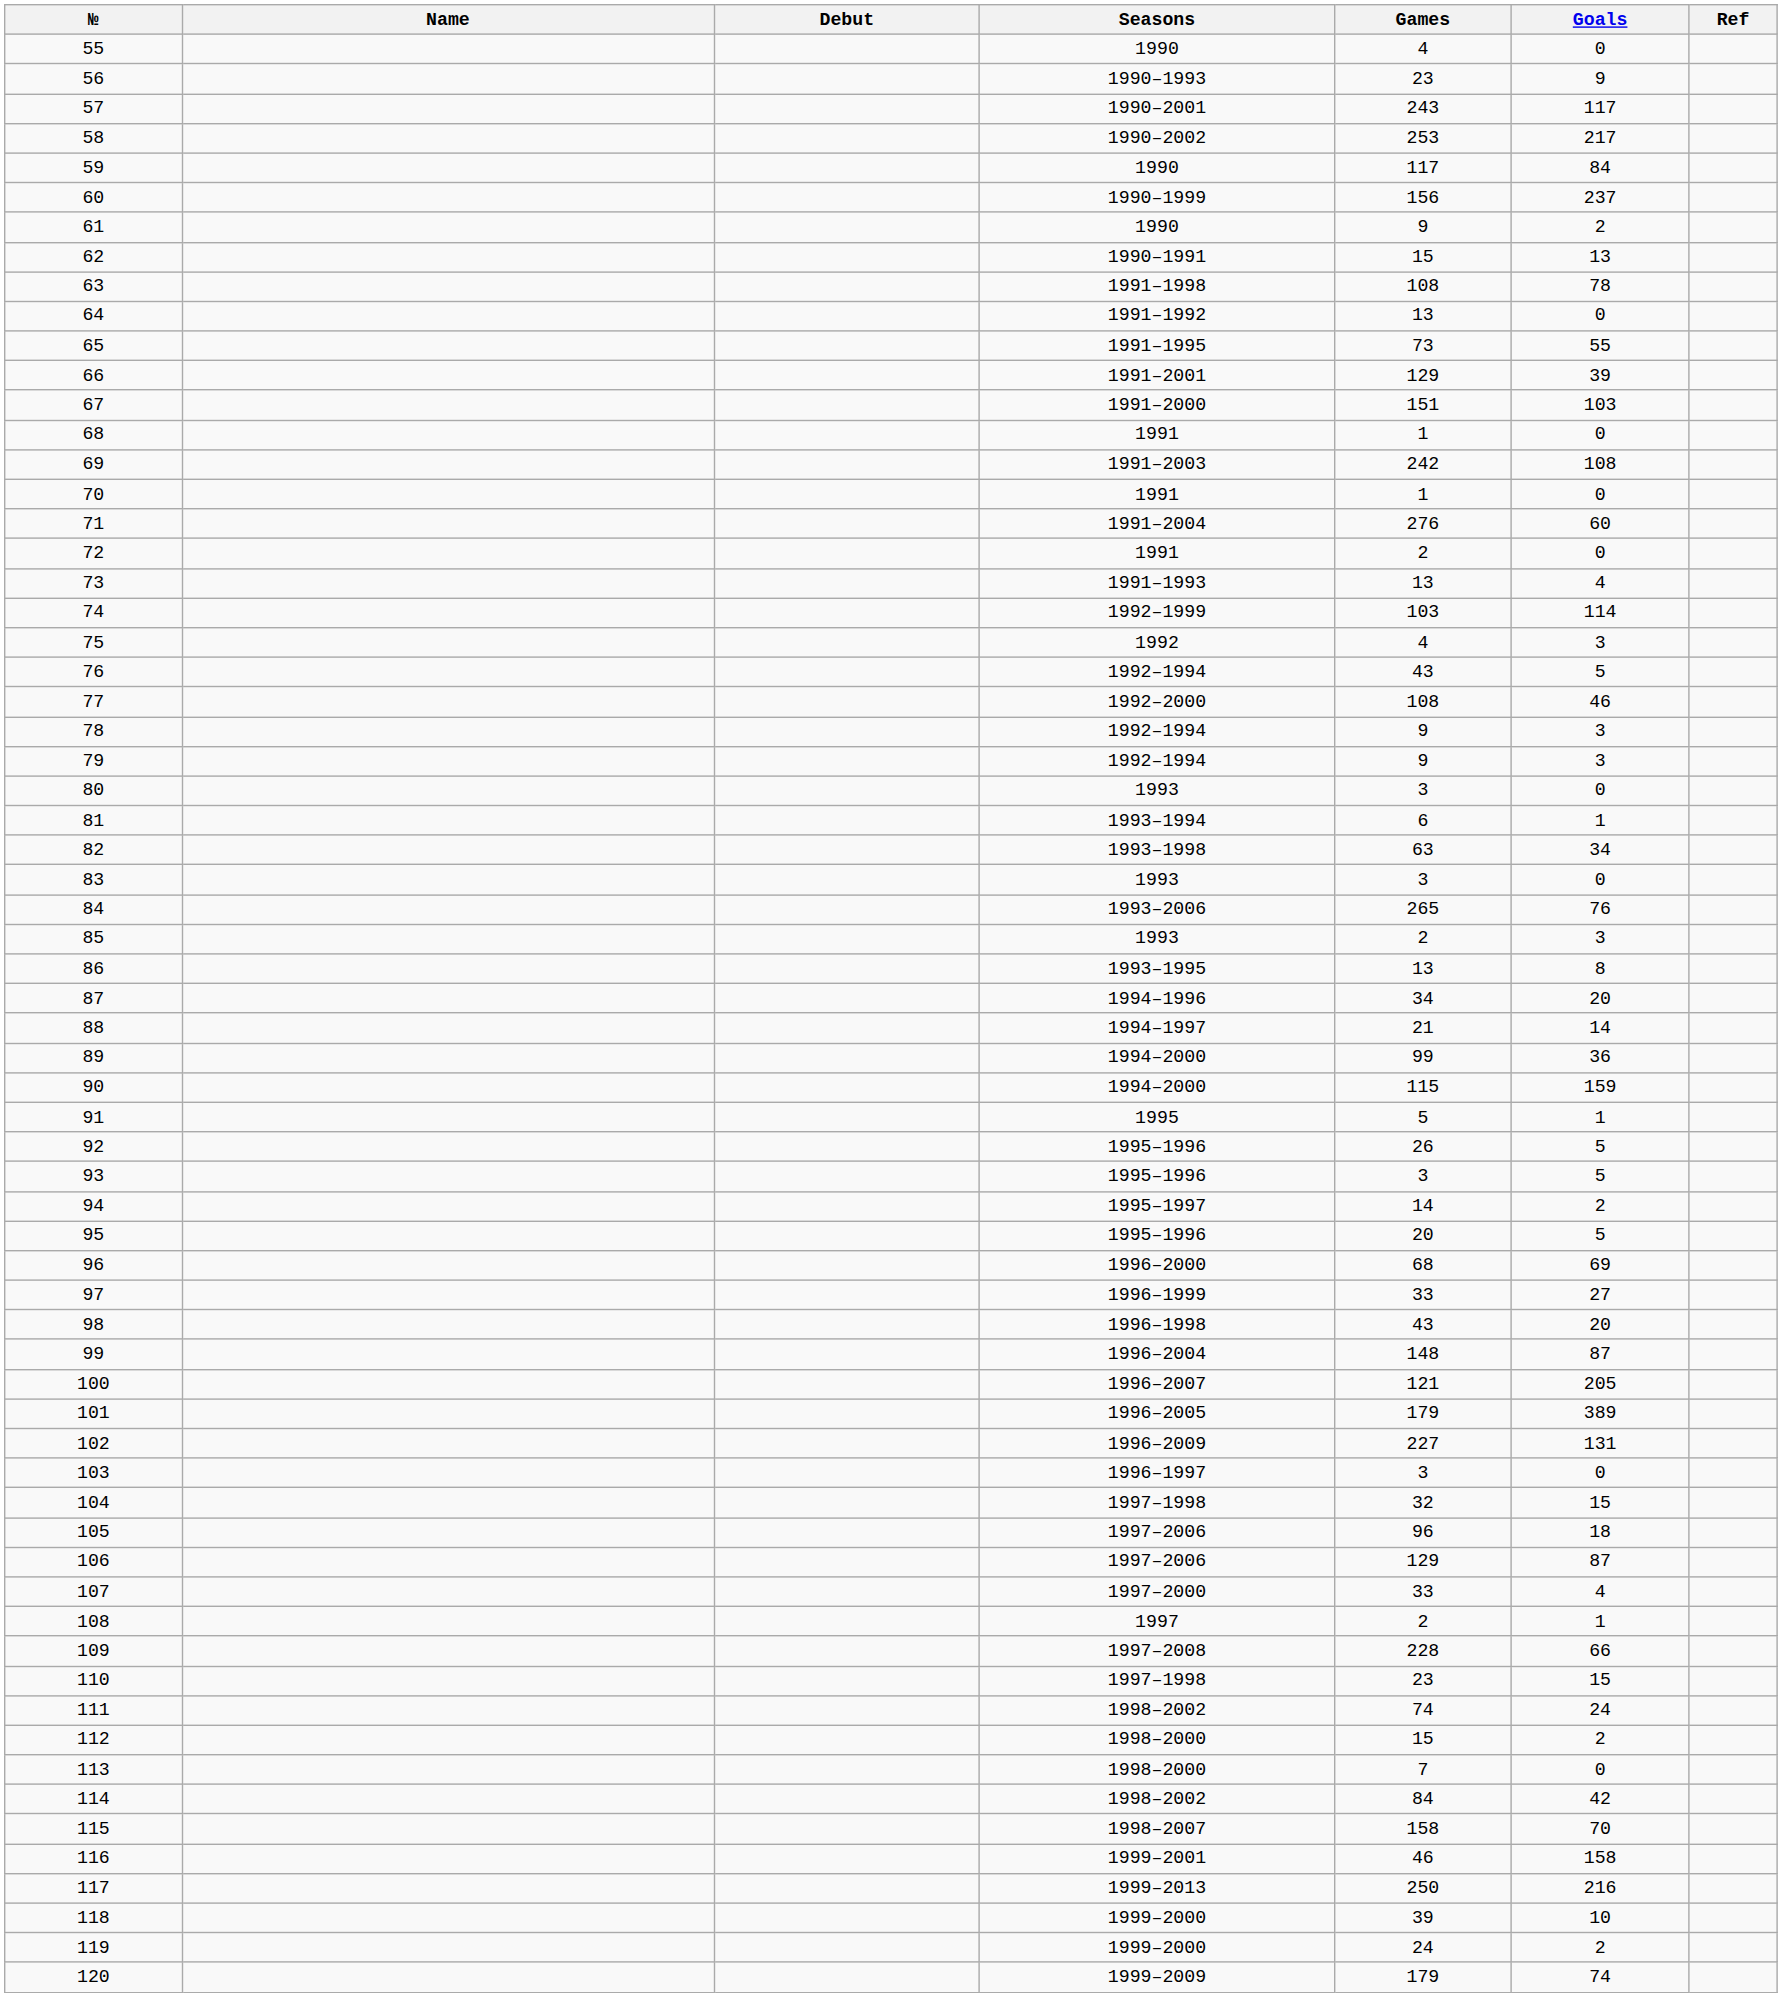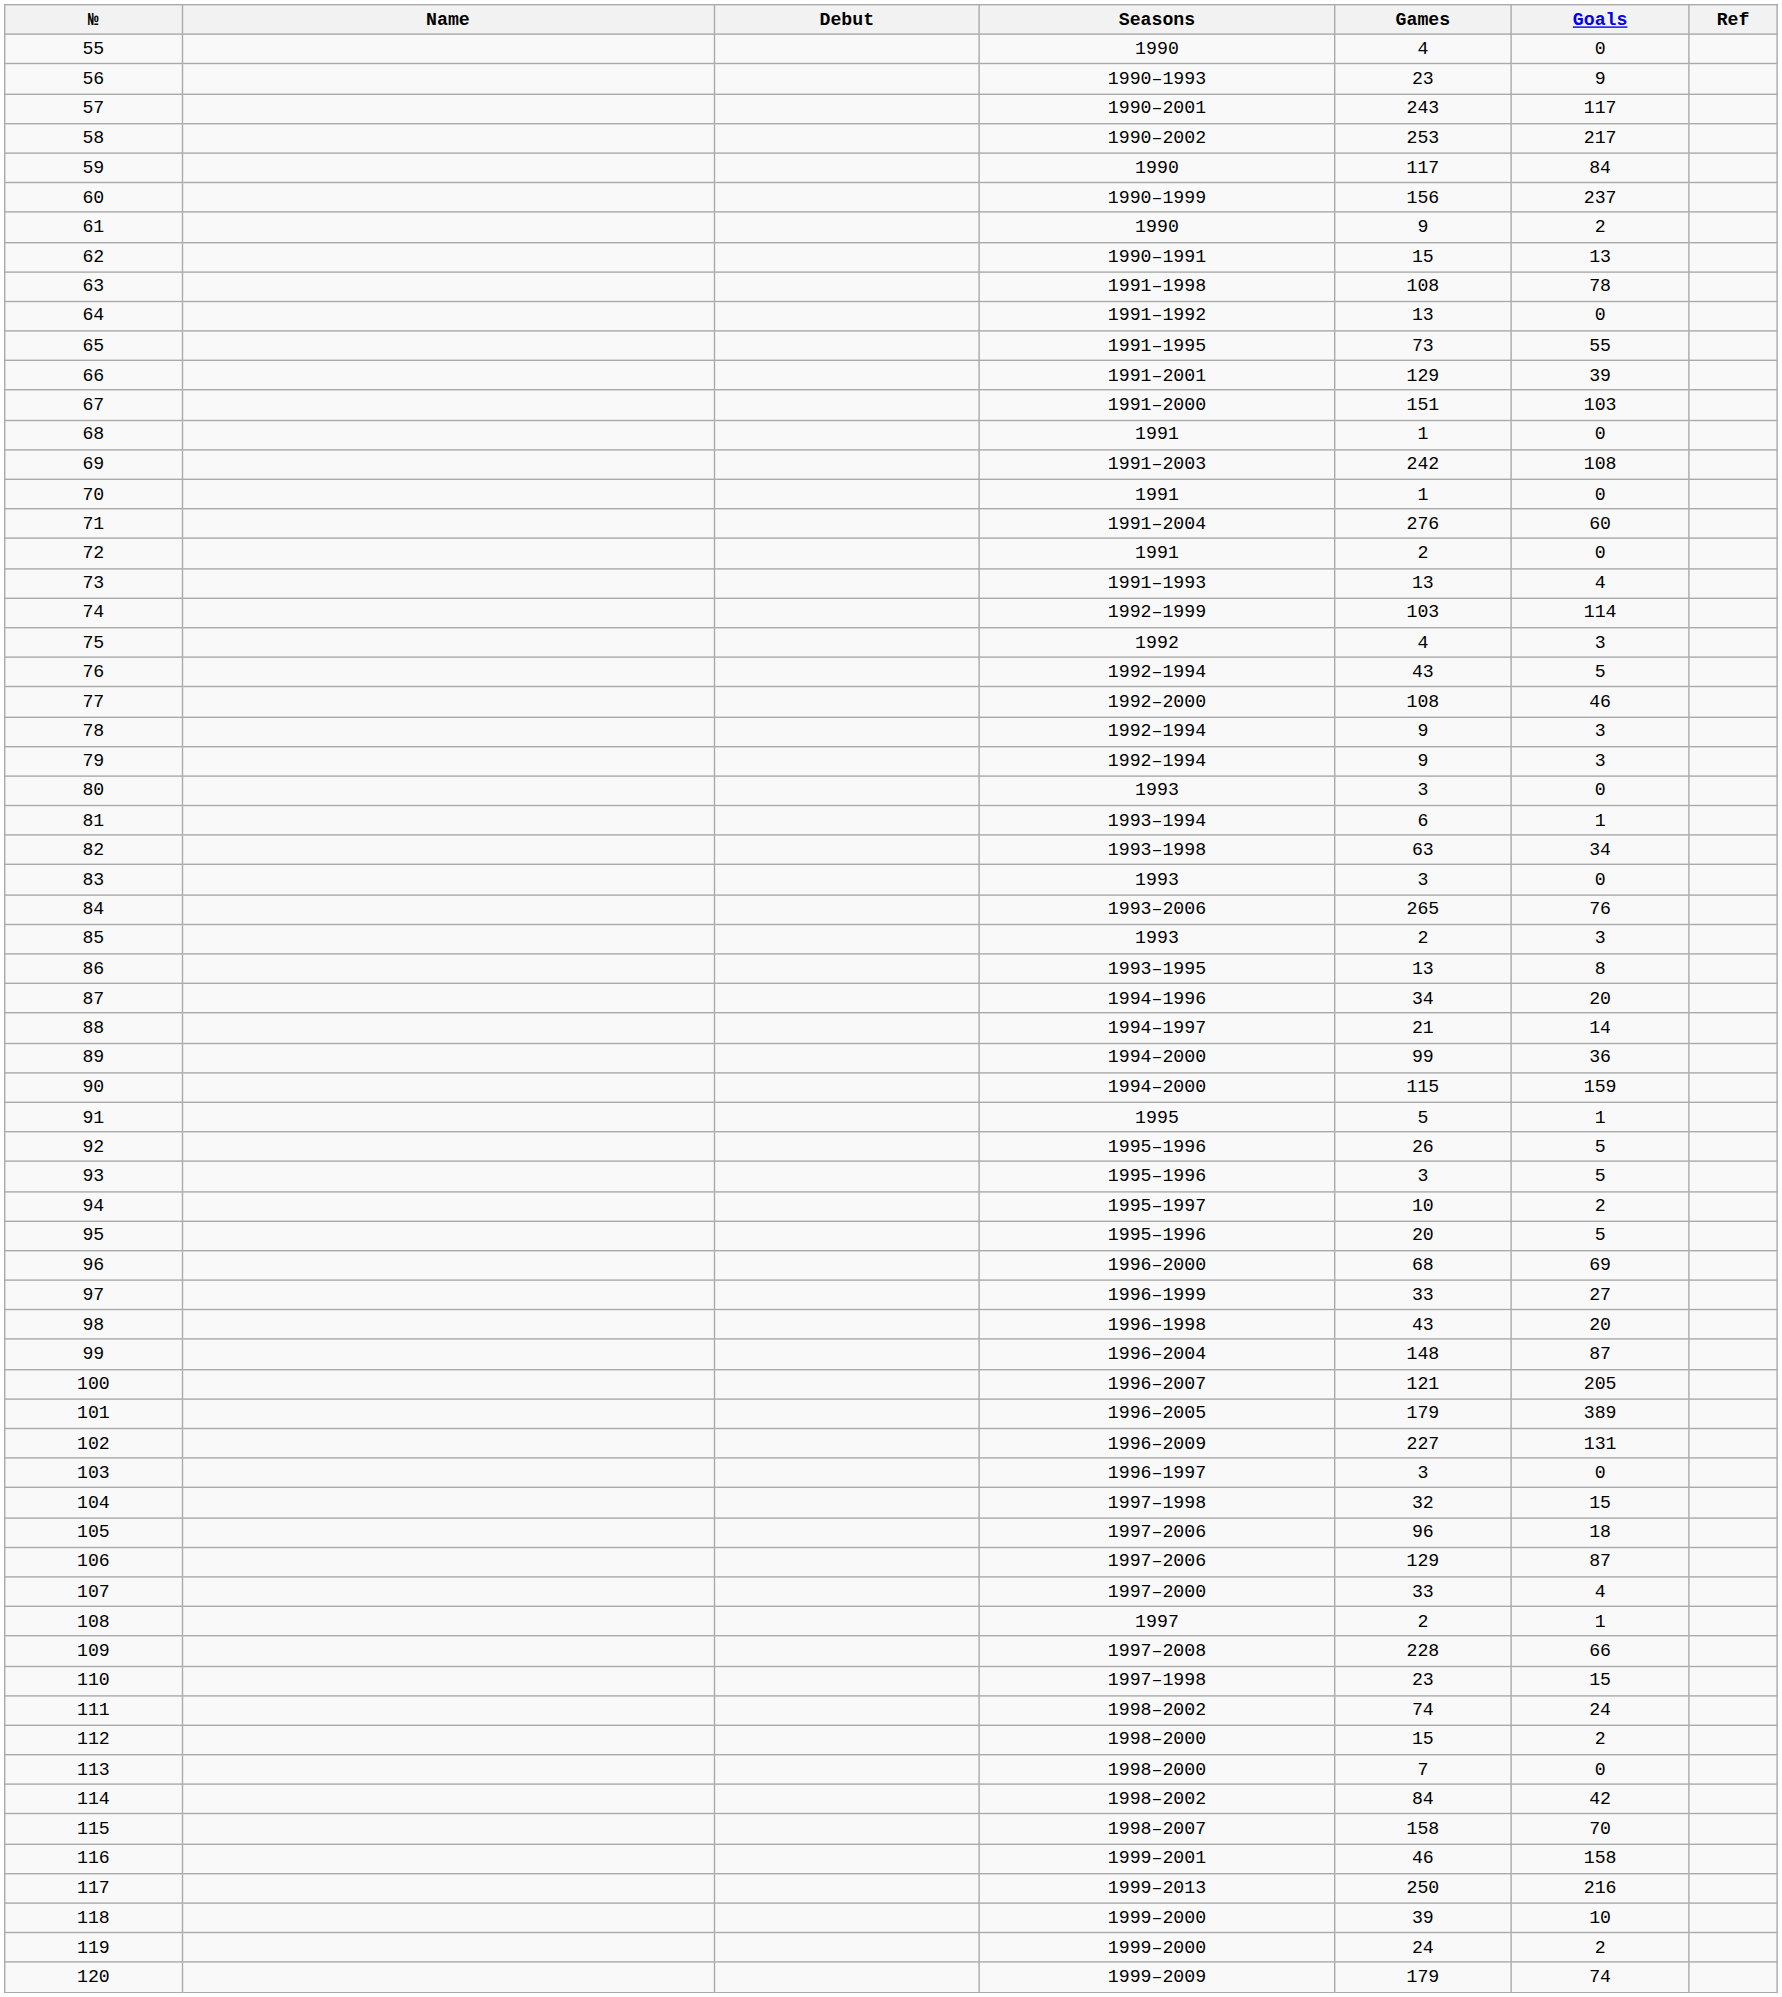(1423, 1206) 14 -> (1423, 1206) 10
